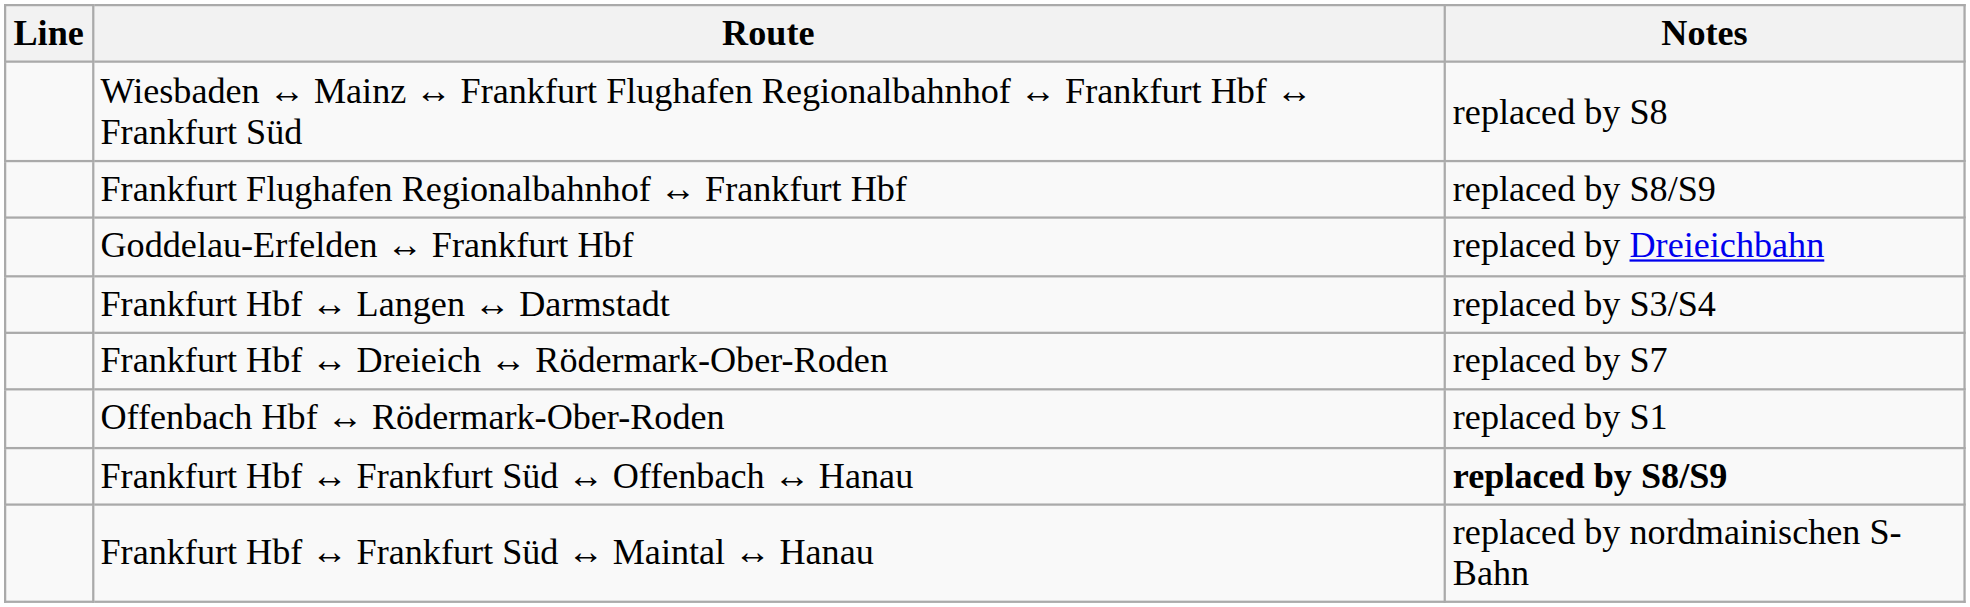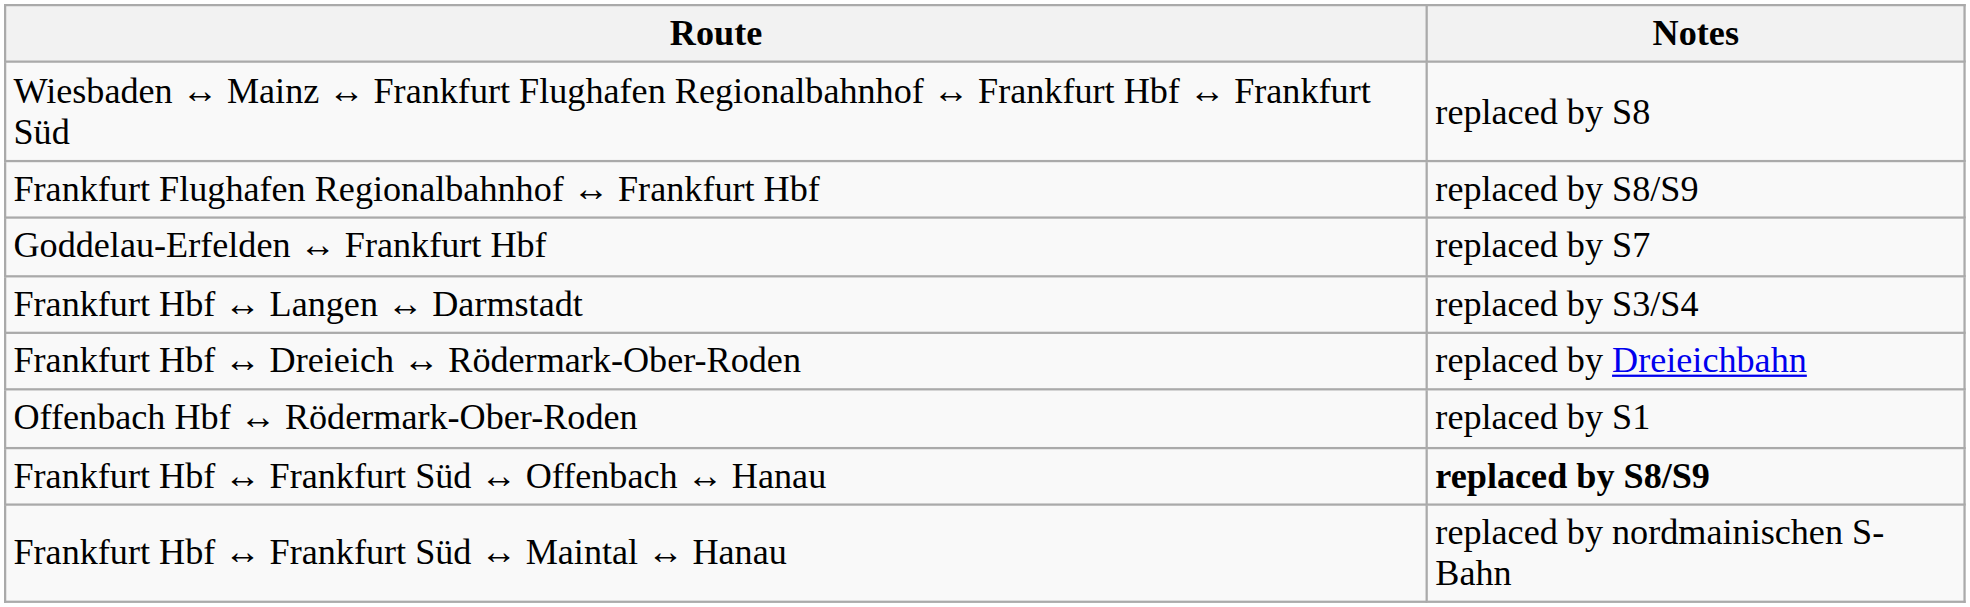- column: (49, 33)
(1639, 245) replaced by Dreieichbahn -> (1543, 245) replaced by S7
(1560, 360) replaced by S7 -> (1621, 360) replaced by Dreieichbahn
